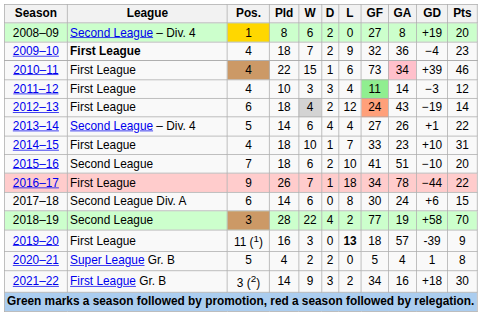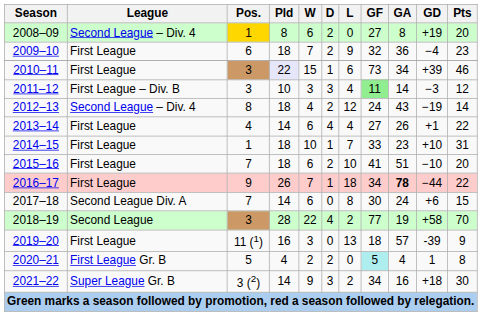(105, 51) bold -> (103, 51) normal
(249, 51) 4 -> (249, 51) 6
(249, 70) 4 -> (249, 70) 3
(284, 70) no background -> (284, 70) lavender background
(402, 70) pink background -> (402, 70) no background
(103, 88) First League -> (125, 88) First League – Div. B
(249, 88) 4 -> (249, 88) 3
(103, 107) First League -> (133, 107) Second League – Div. 4
(249, 107) 6 -> (249, 107) 8
(310, 107) lightgrey background -> (310, 107) no background
(375, 107) lightsalmon background -> (375, 107) no background
(133, 126) Second League – Div. 4 -> (103, 126) First League
(249, 126) 5 -> (249, 126) 4
(249, 145) 4 -> (249, 145) 1
(112, 164) Second League -> (103, 164) First League
(402, 182) normal -> (402, 182) bold
(249, 201) 6 -> (249, 201) 7
(350, 240) bold -> (350, 240) normal
(122, 261) Super League Gr. B -> (118, 261) First League Gr. B
(375, 261) no background -> (375, 261) paleturquoise background
(118, 281) First League Gr. B -> (122, 281) Super League Gr. B
